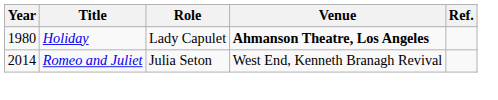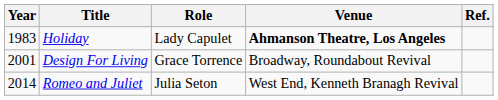(22, 38) 1980 -> (22, 38) 1983
+ row: (95, 60)
